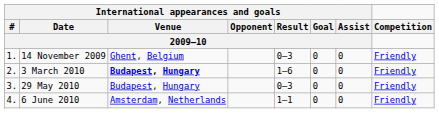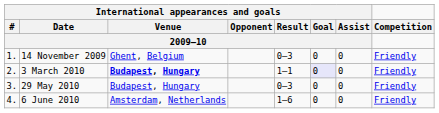(285, 70) 1–6 -> (285, 70) 1–1
(315, 70) no background -> (315, 70) lavender background
(285, 100) 1–1 -> (285, 100) 1–6
